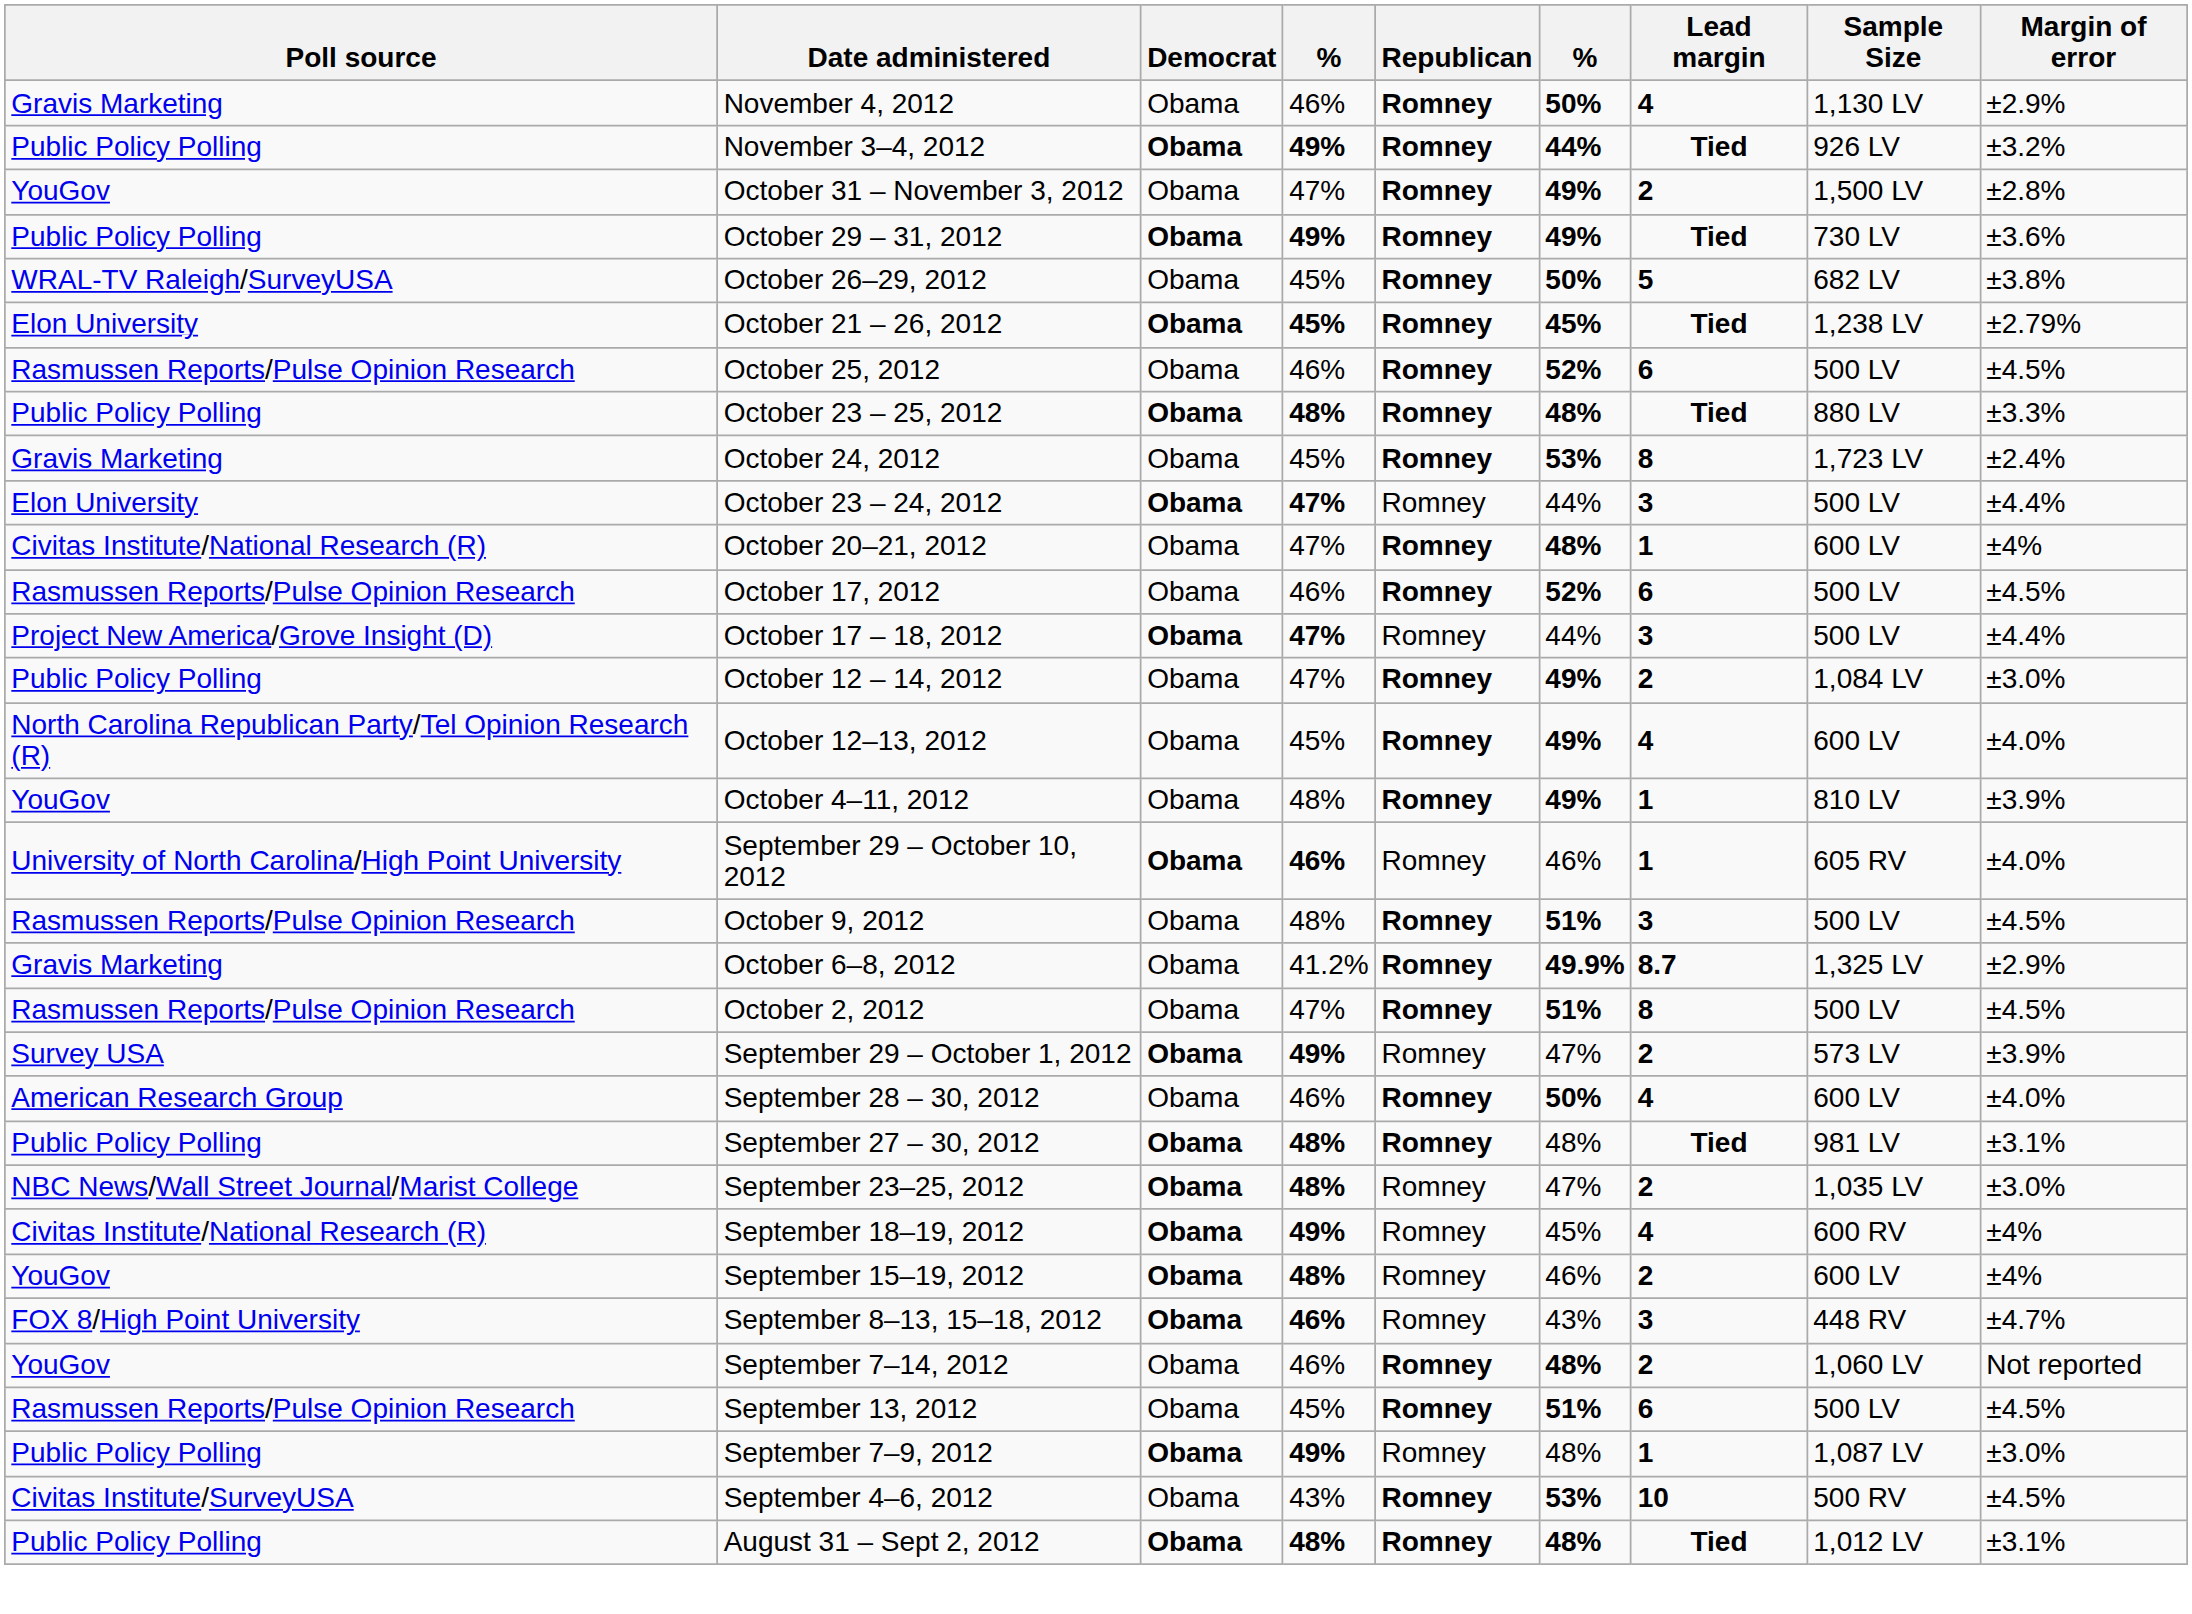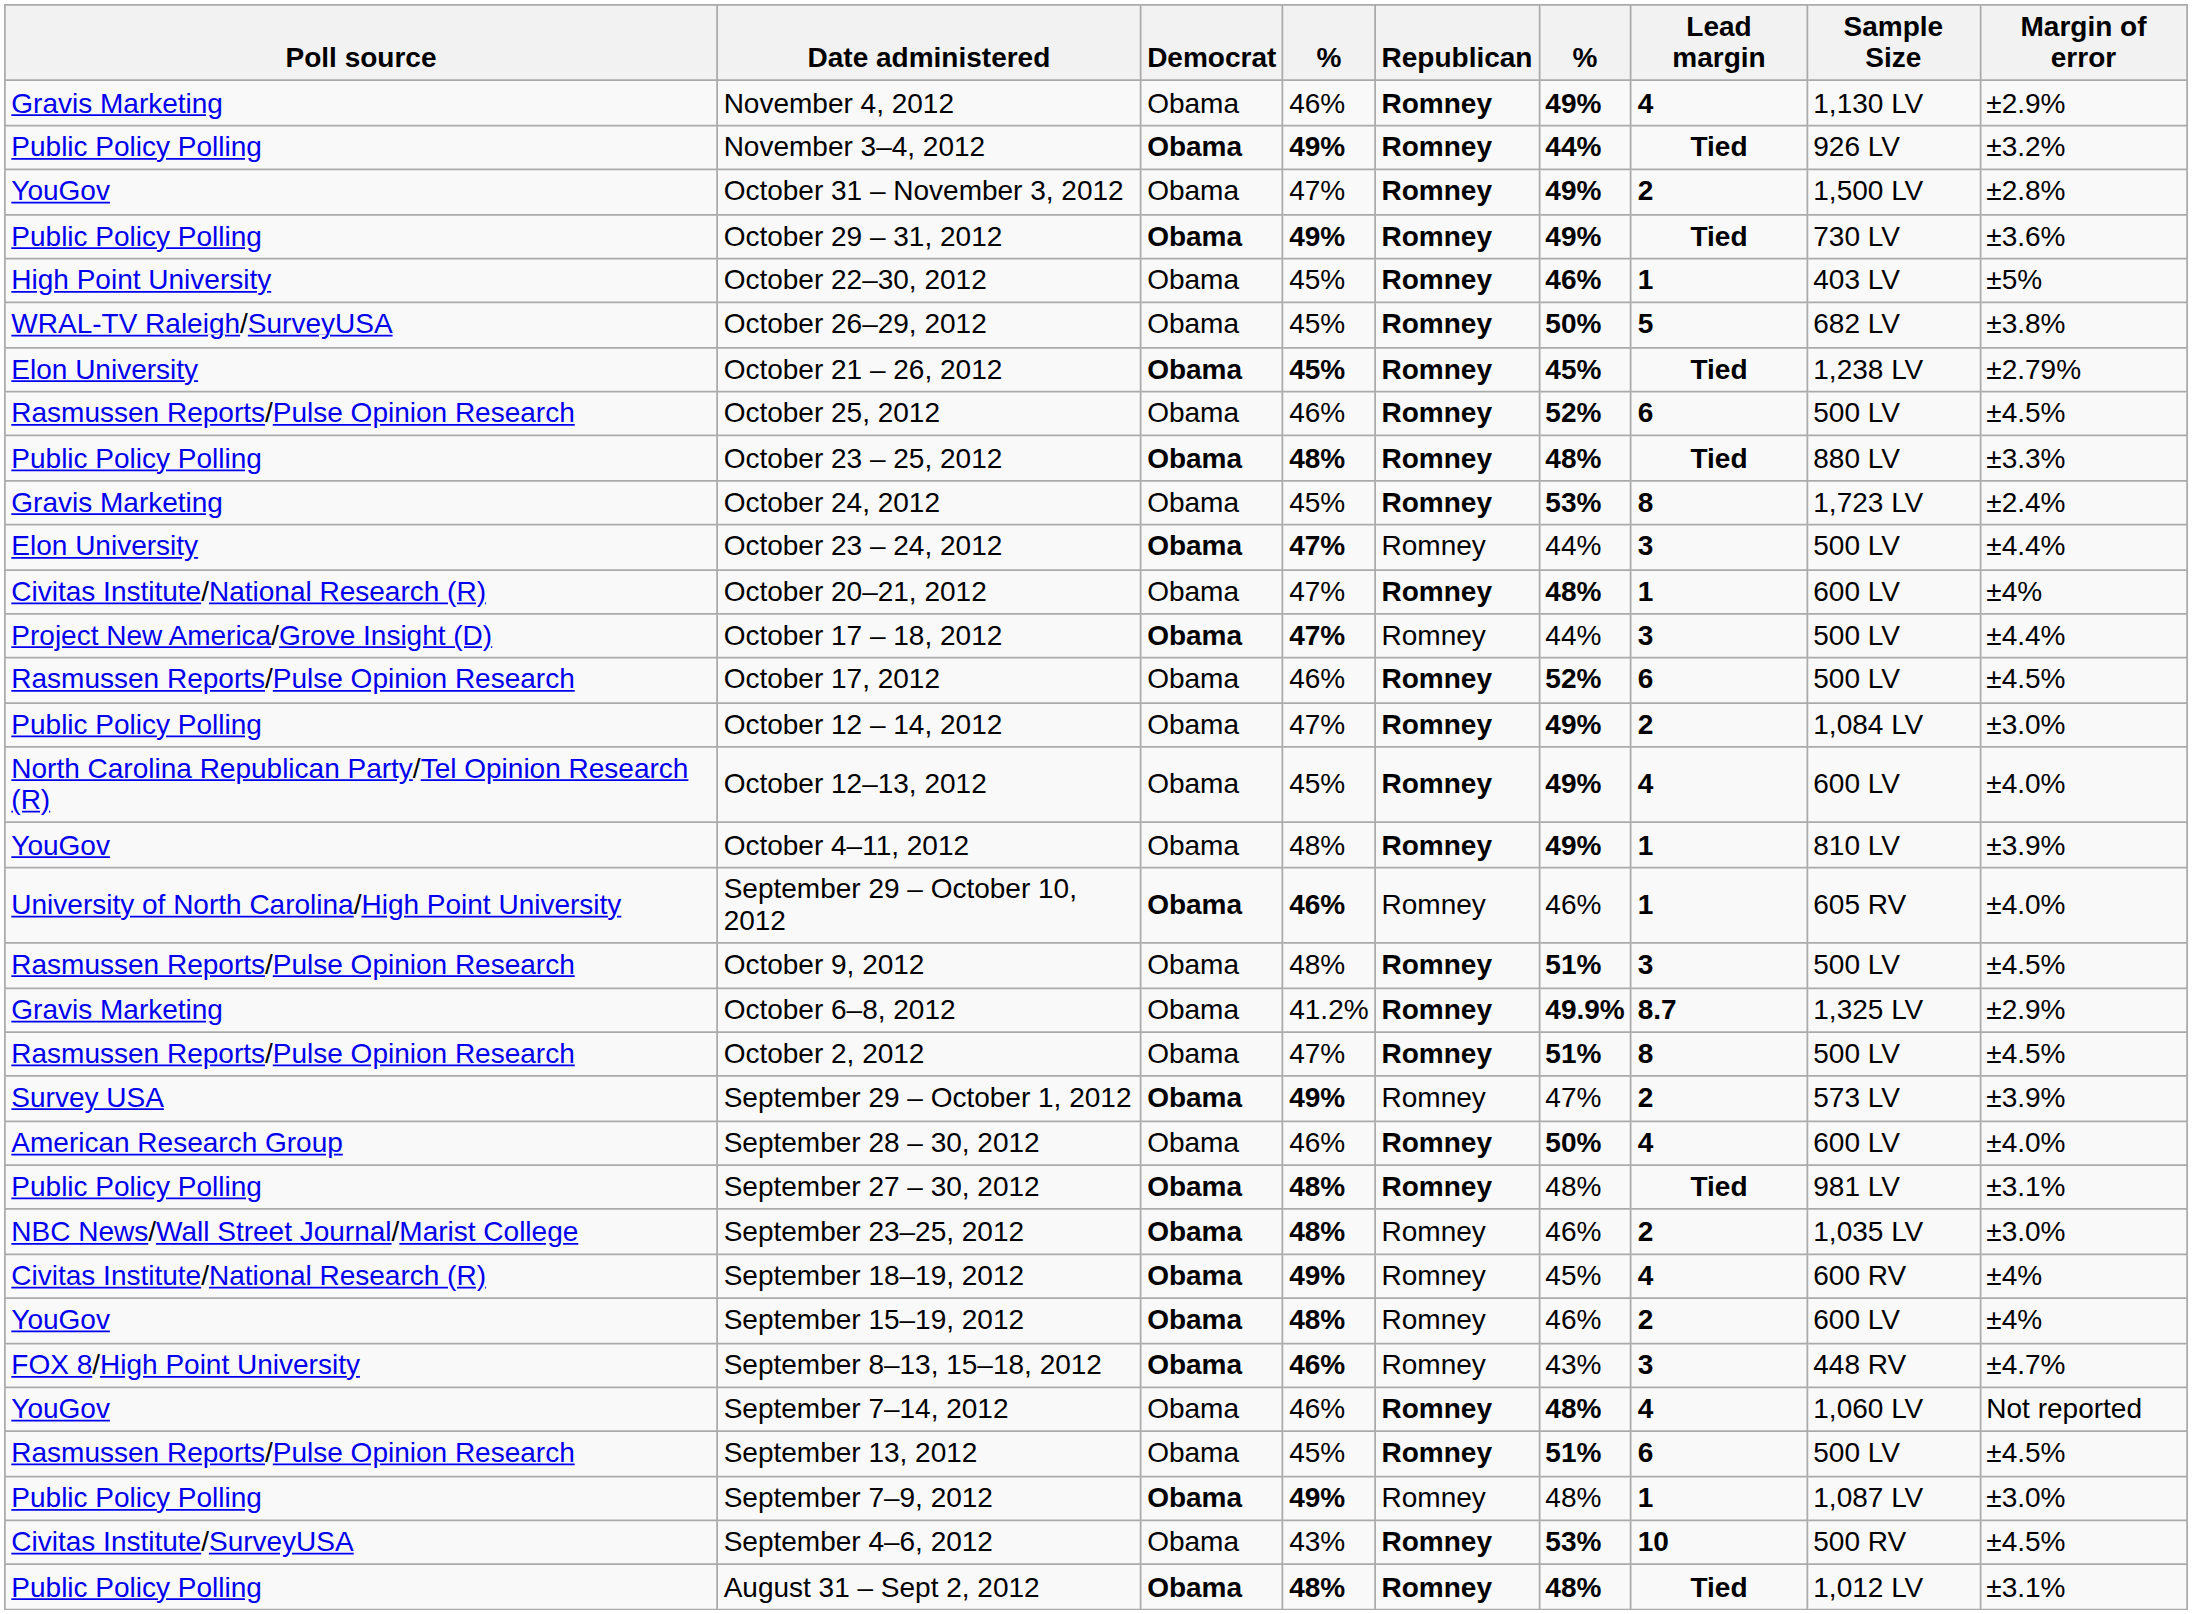(1573, 102) 50% -> (1573, 102) 49%
+ row: (855, 280)
rows swapped: (863, 635) <-> (832, 591)
(1573, 1186) 47% -> (1573, 1231) 46%
(1645, 1364) 2 -> (1645, 1408) 4
